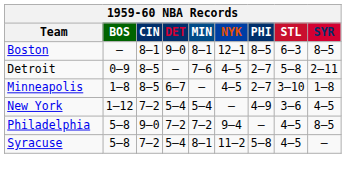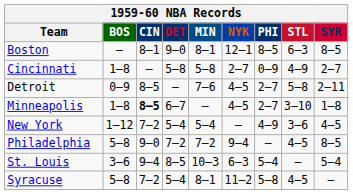+ row: (42, 70)
(149, 88) normal -> (149, 107) bold
+ row: (38, 162)
